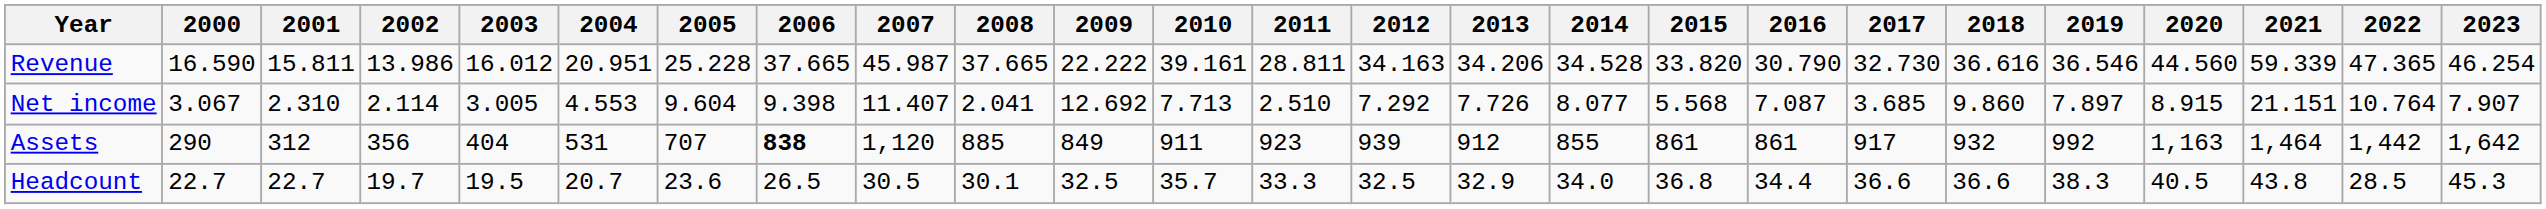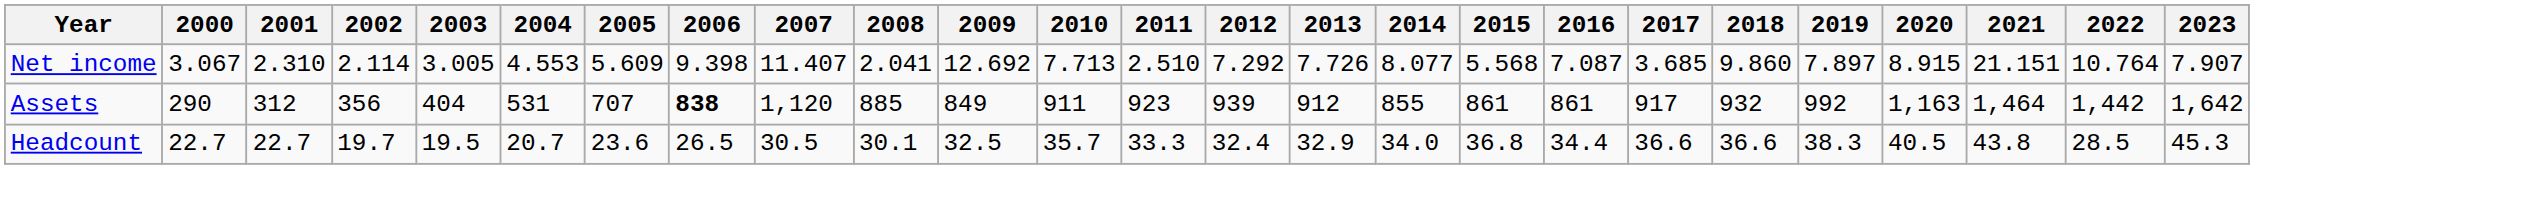- row: (62, 64)
(700, 104) 9.604 -> (627, 64) 5.609
(1387, 183) 32.5 -> (1241, 144) 32.4
